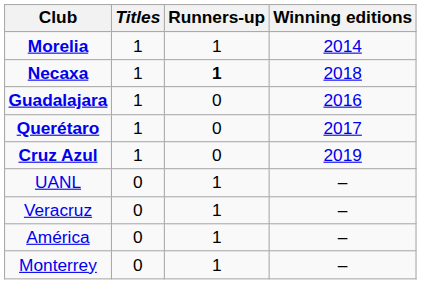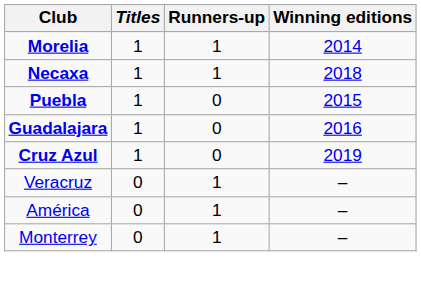(217, 73) bold -> (217, 73) normal
+ row: (58, 100)
- row: (58, 127)
- row: (58, 182)
